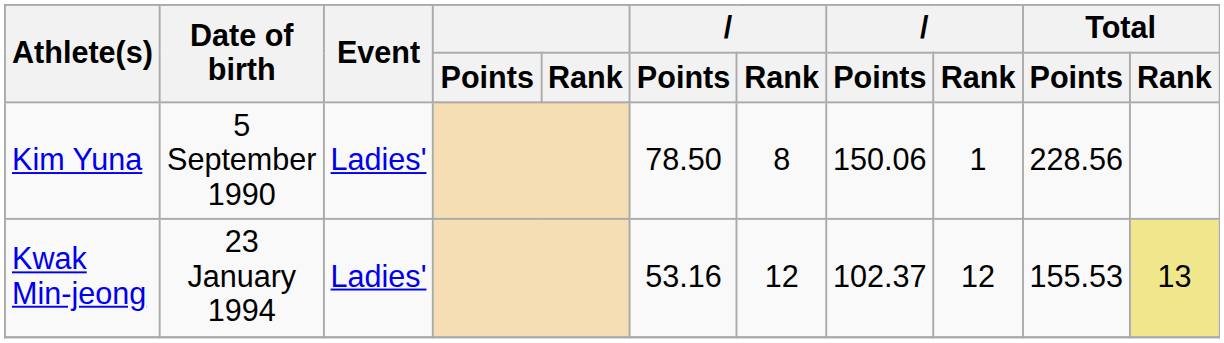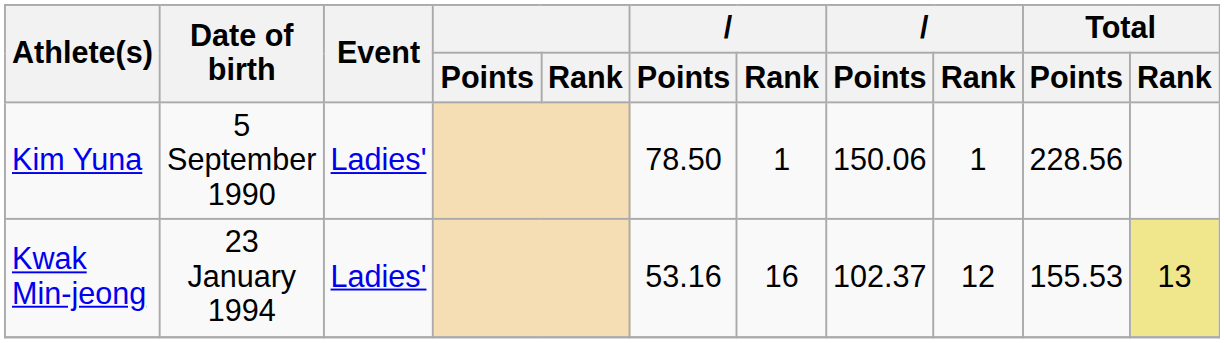(782, 160) 8 -> (782, 160) 1
(782, 277) 12 -> (782, 277) 16
